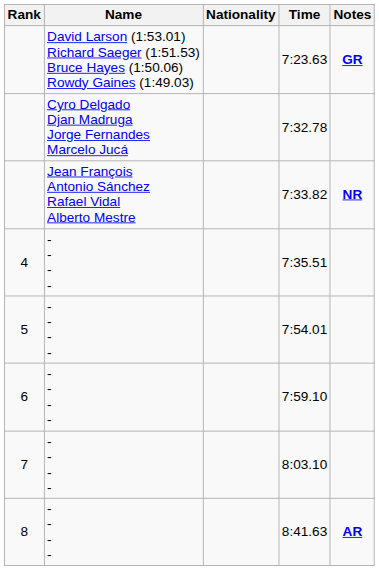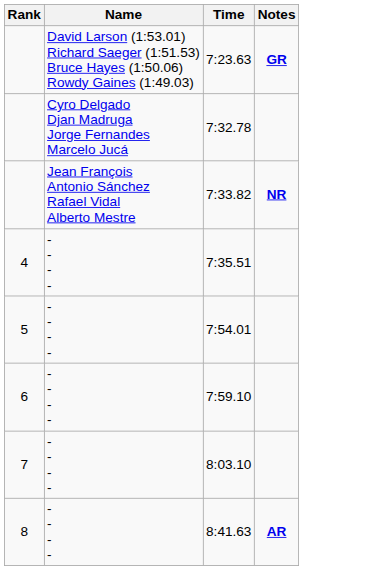- column: (241, 15)
